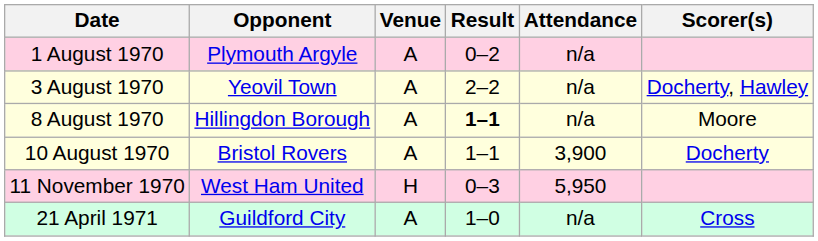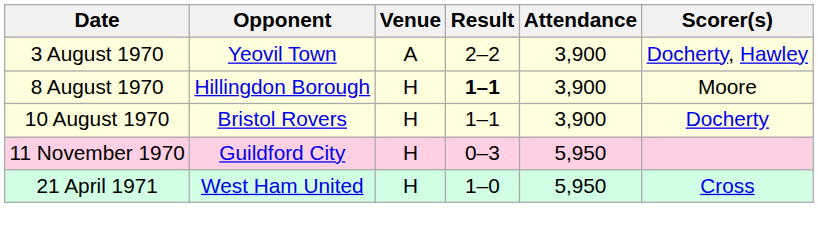- row: (97, 53)
(580, 86) n/a -> (580, 53) 3,900
(410, 119) A -> (410, 86) H
(580, 119) n/a -> (580, 86) 3,900
(410, 152) A -> (410, 119) H
(282, 185) West Ham United -> (282, 152) Guildford City
(282, 218) Guildford City -> (282, 185) West Ham United
(410, 218) A -> (410, 185) H
(580, 218) n/a -> (580, 185) 5,950
